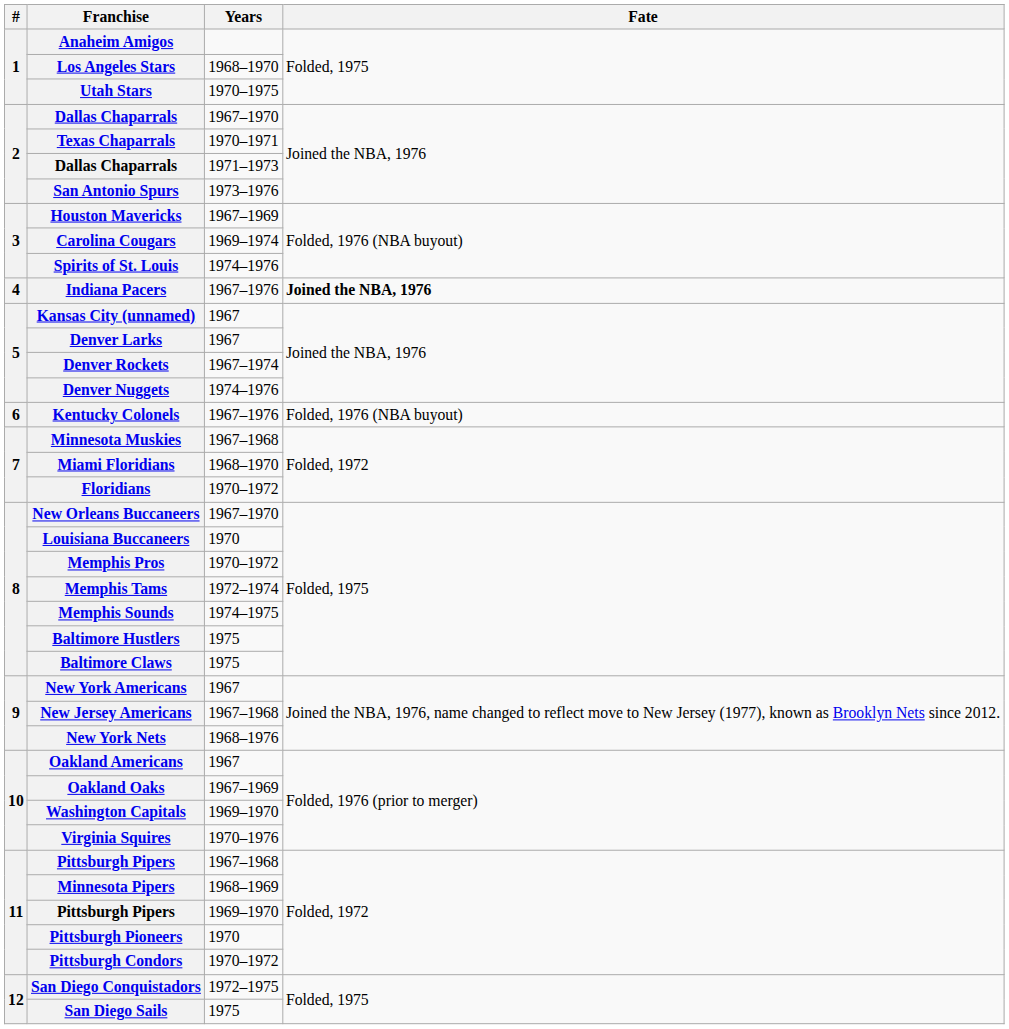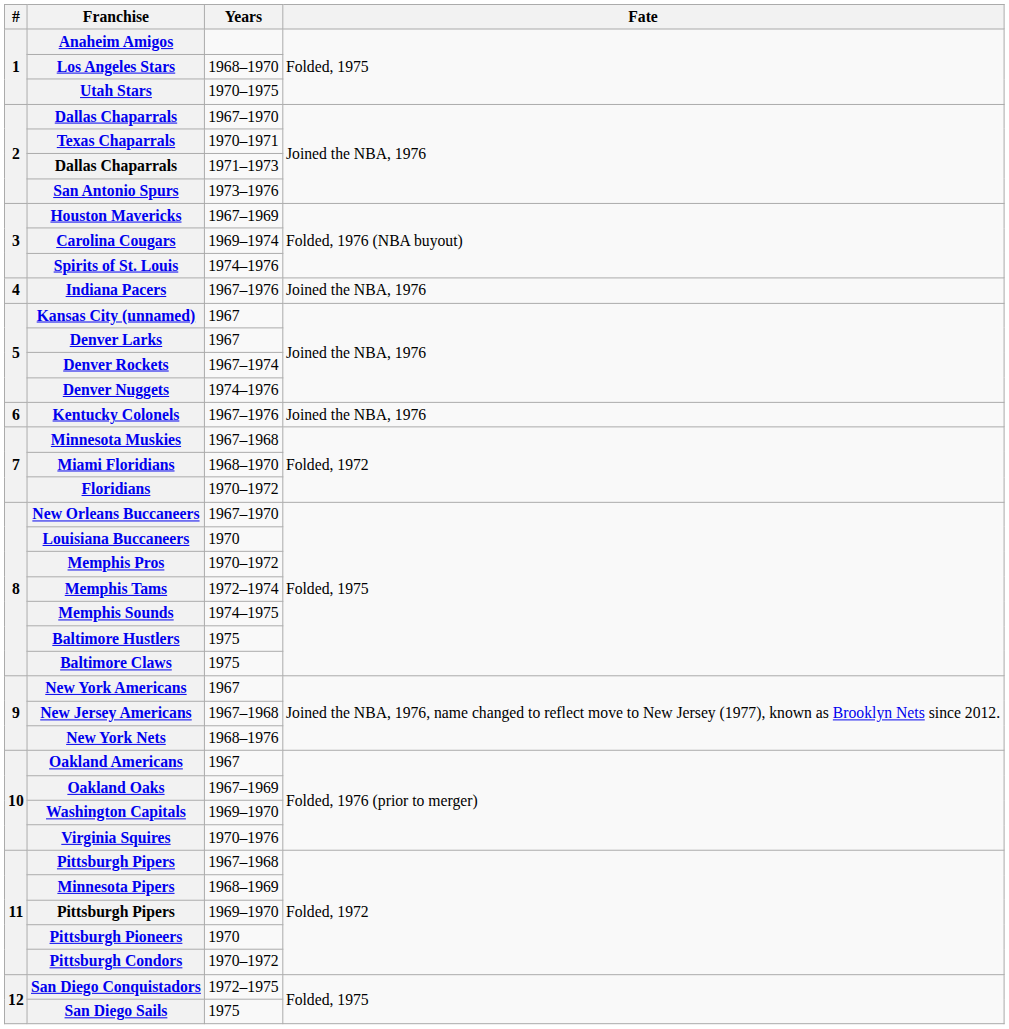(359, 290) bold -> (356, 290) normal
(374, 414) Folded, 1976 (NBA buyout) -> (356, 414) Joined the NBA, 1976
